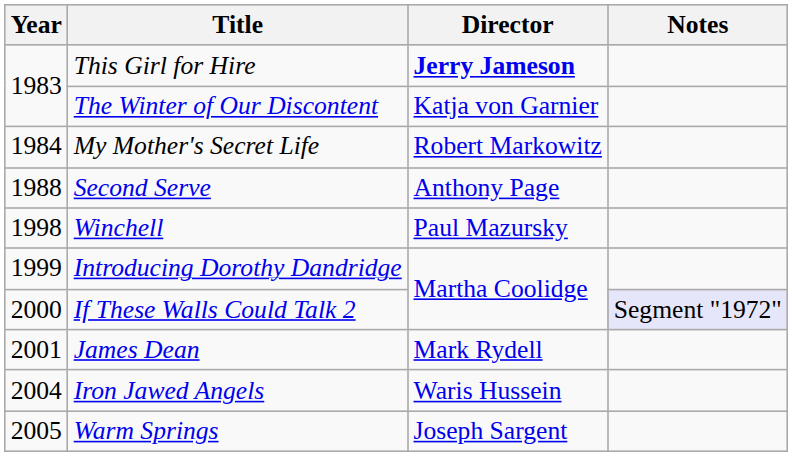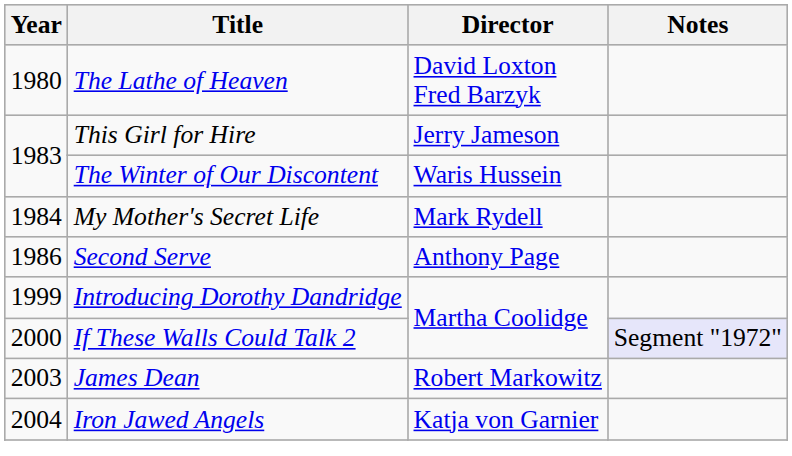+ row: (181, 79)
(494, 65) bold -> (486, 134) normal
(506, 106) Katja von Garnier -> (488, 175) Waris Hussein
(508, 146) Robert Markowitz -> (478, 216) Mark Rydell
(36, 187) 1988 -> (36, 256) 1986
- row: (118, 227)
(36, 349) 2001 -> (36, 378) 2003
(478, 349) Mark Rydell -> (508, 378) Robert Markowitz
(488, 390) Waris Hussein -> (506, 418) Katja von Garnier
- row: (146, 430)
